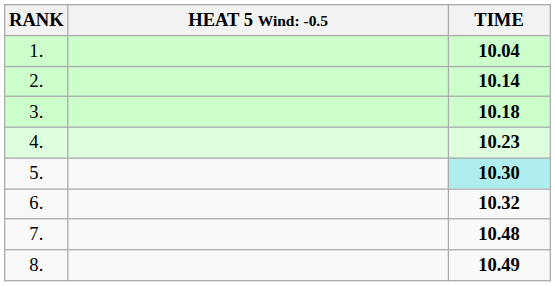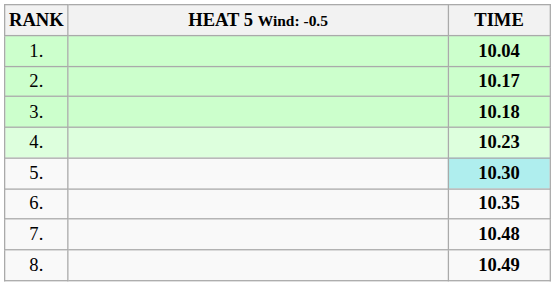(499, 81) 10.14 -> (499, 81) 10.17
(499, 204) 10.32 -> (499, 204) 10.35
